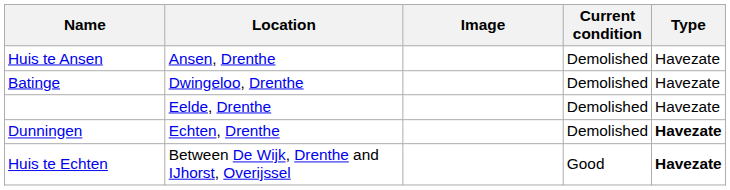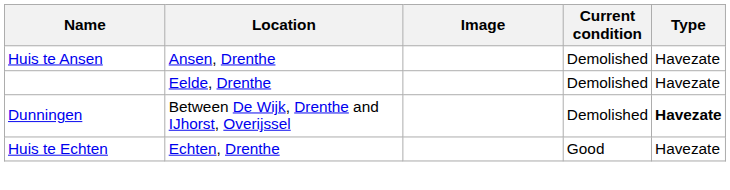- row: (34, 82)
(224, 131) Echten, Drenthe -> (274, 115) Between De Wijk, Drenthe and IJhorst, Overijssel
(274, 164) Between De Wijk, Drenthe and IJhorst, Overijssel -> (224, 148) Echten, Drenthe
(688, 164) bold -> (687, 148) normal
